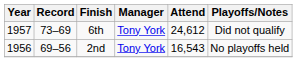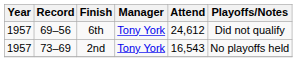(56, 30) 73–69 -> (56, 30) 69–56
(19, 48) 1956 -> (19, 48) 1957
(56, 48) 69–56 -> (56, 48) 73–69
